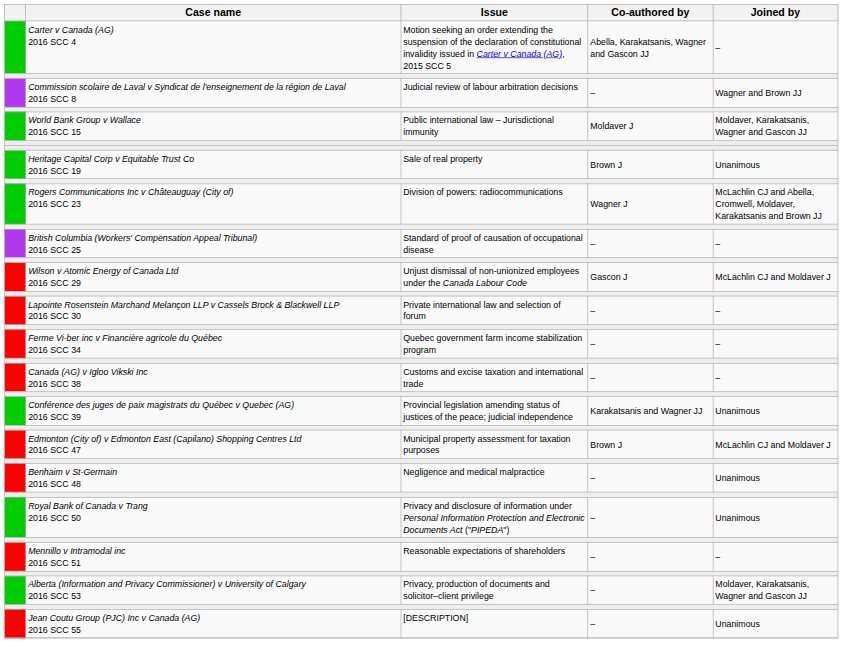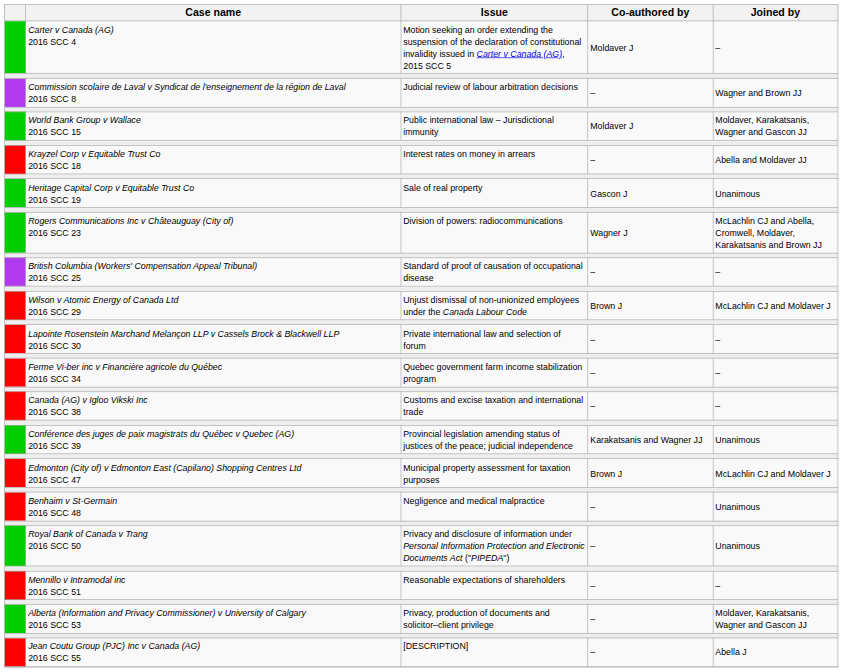(648, 48) Abella, Karakatsanis, Wagner and Gascon JJ -> (612, 48) Moldaver J
+ row: (94, 160)
(606, 165) Brown J -> (609, 193) Gascon J
(609, 277) Gascon J -> (606, 306) Brown J
(738, 624) Unanimous -> (731, 653) Abella J
